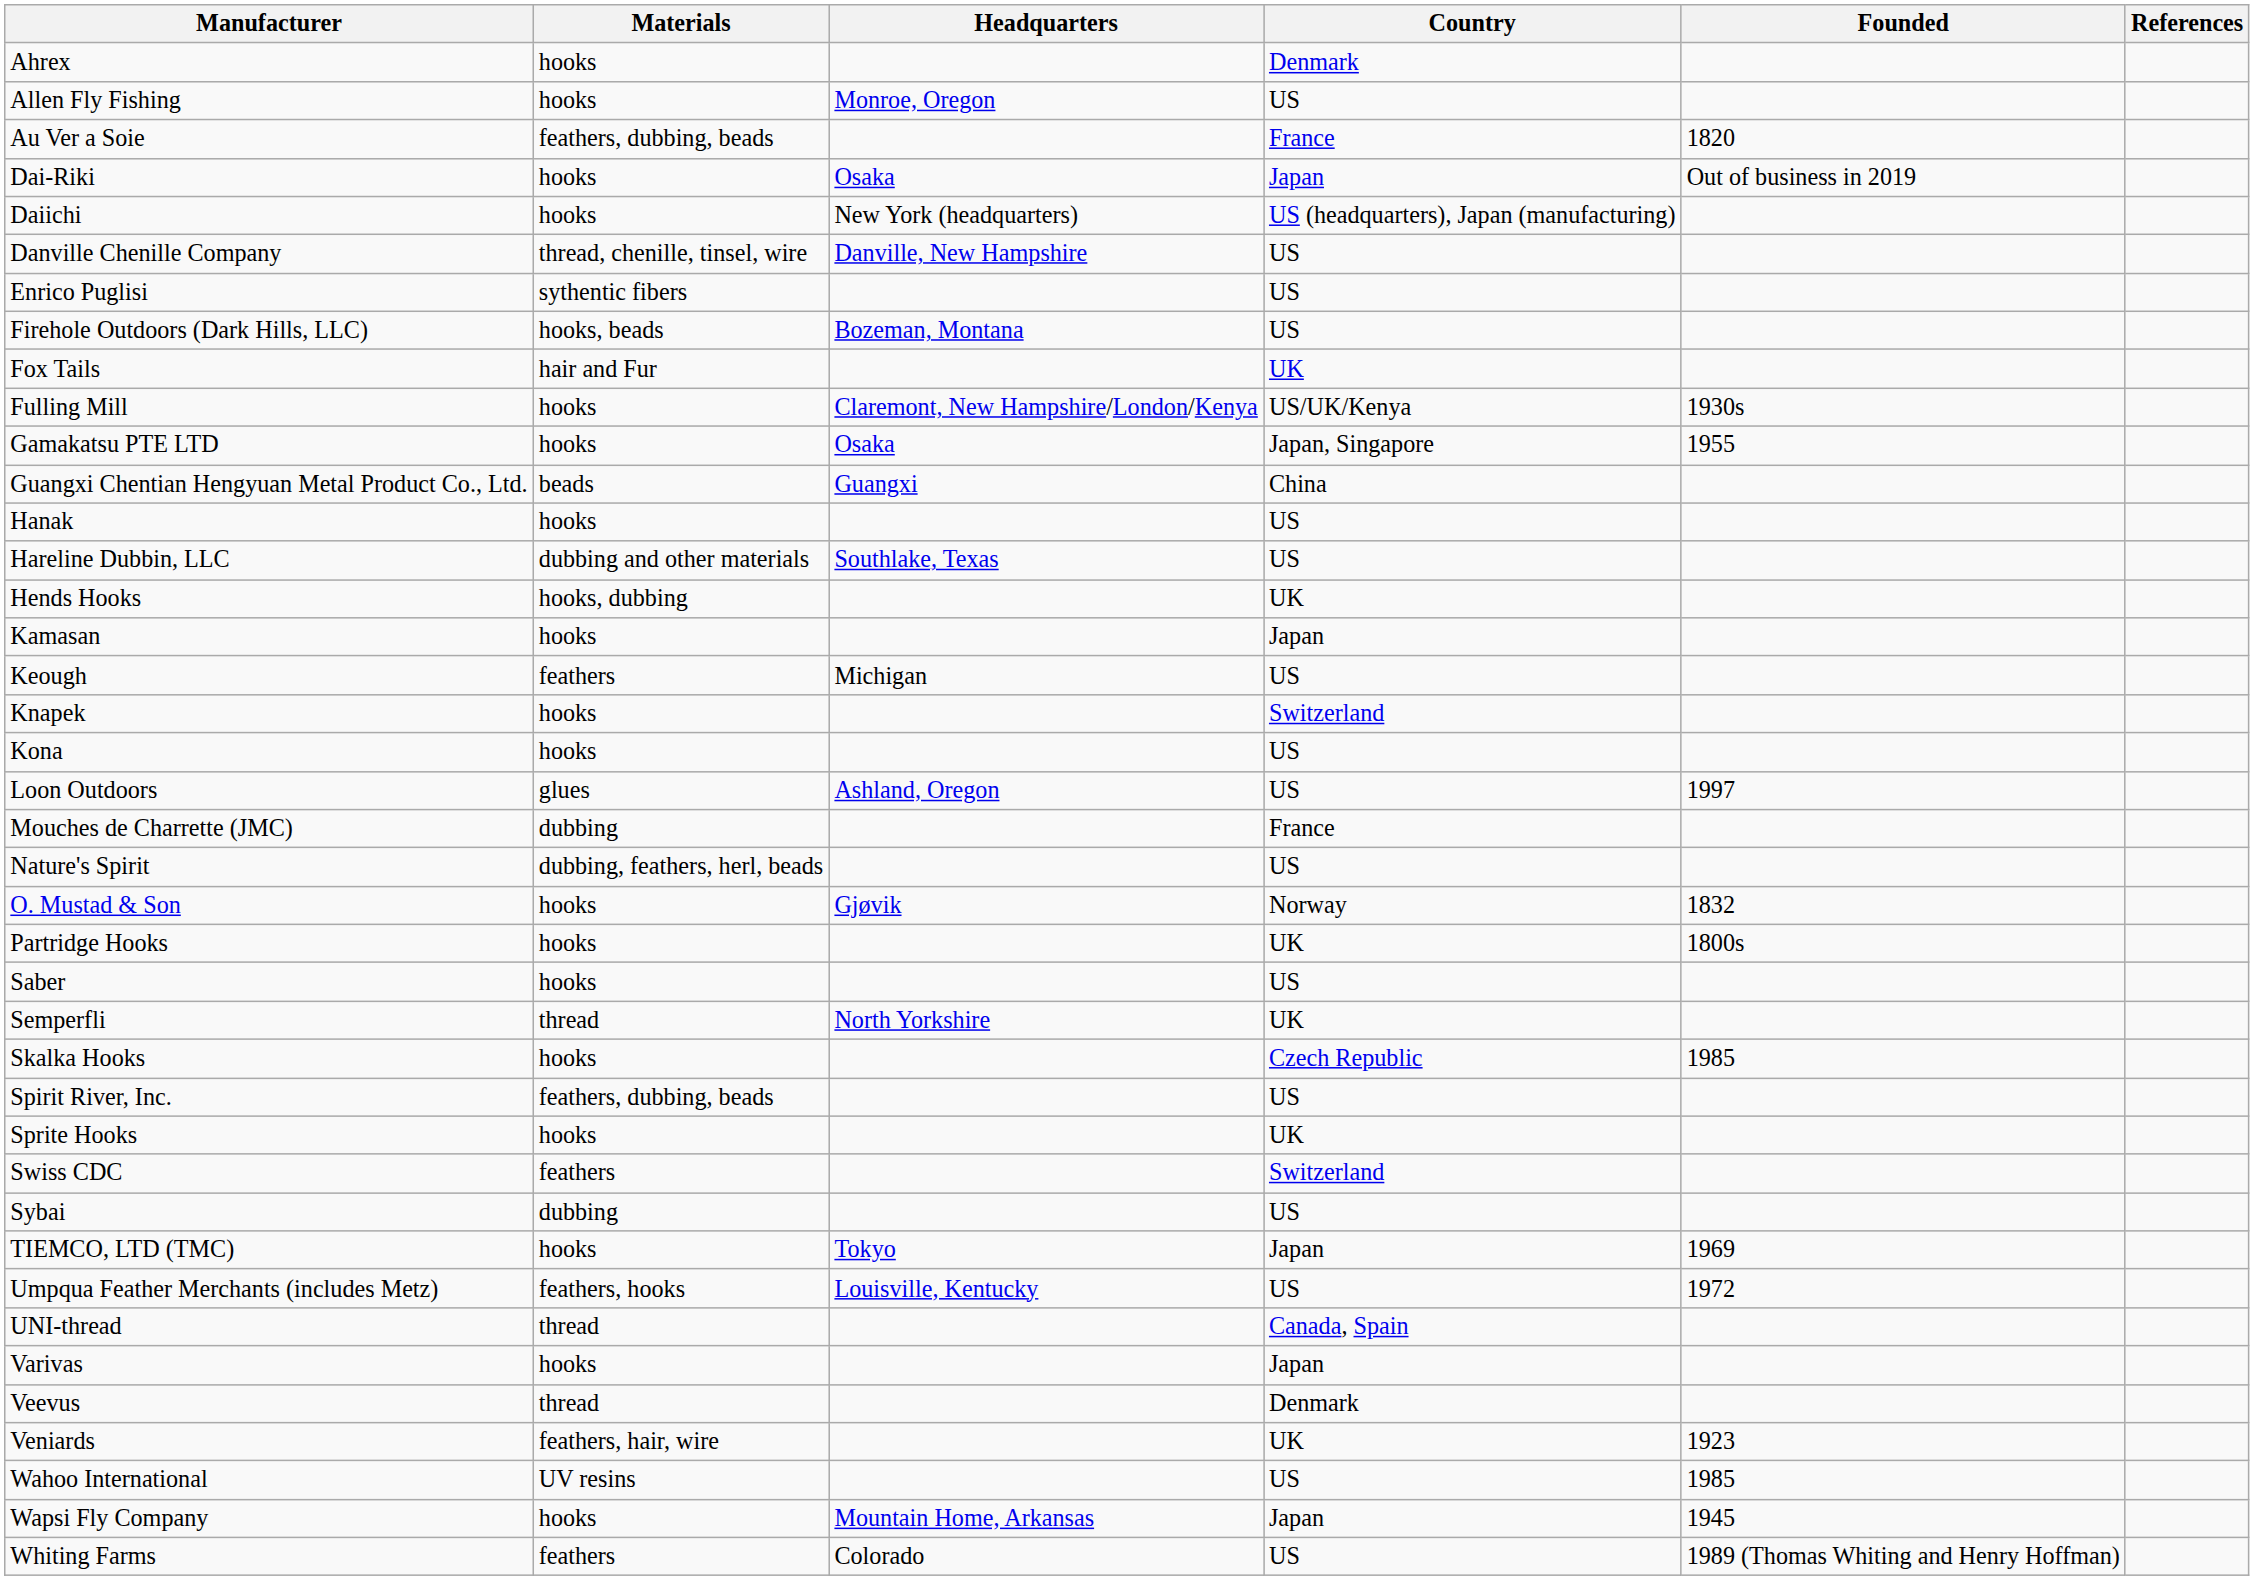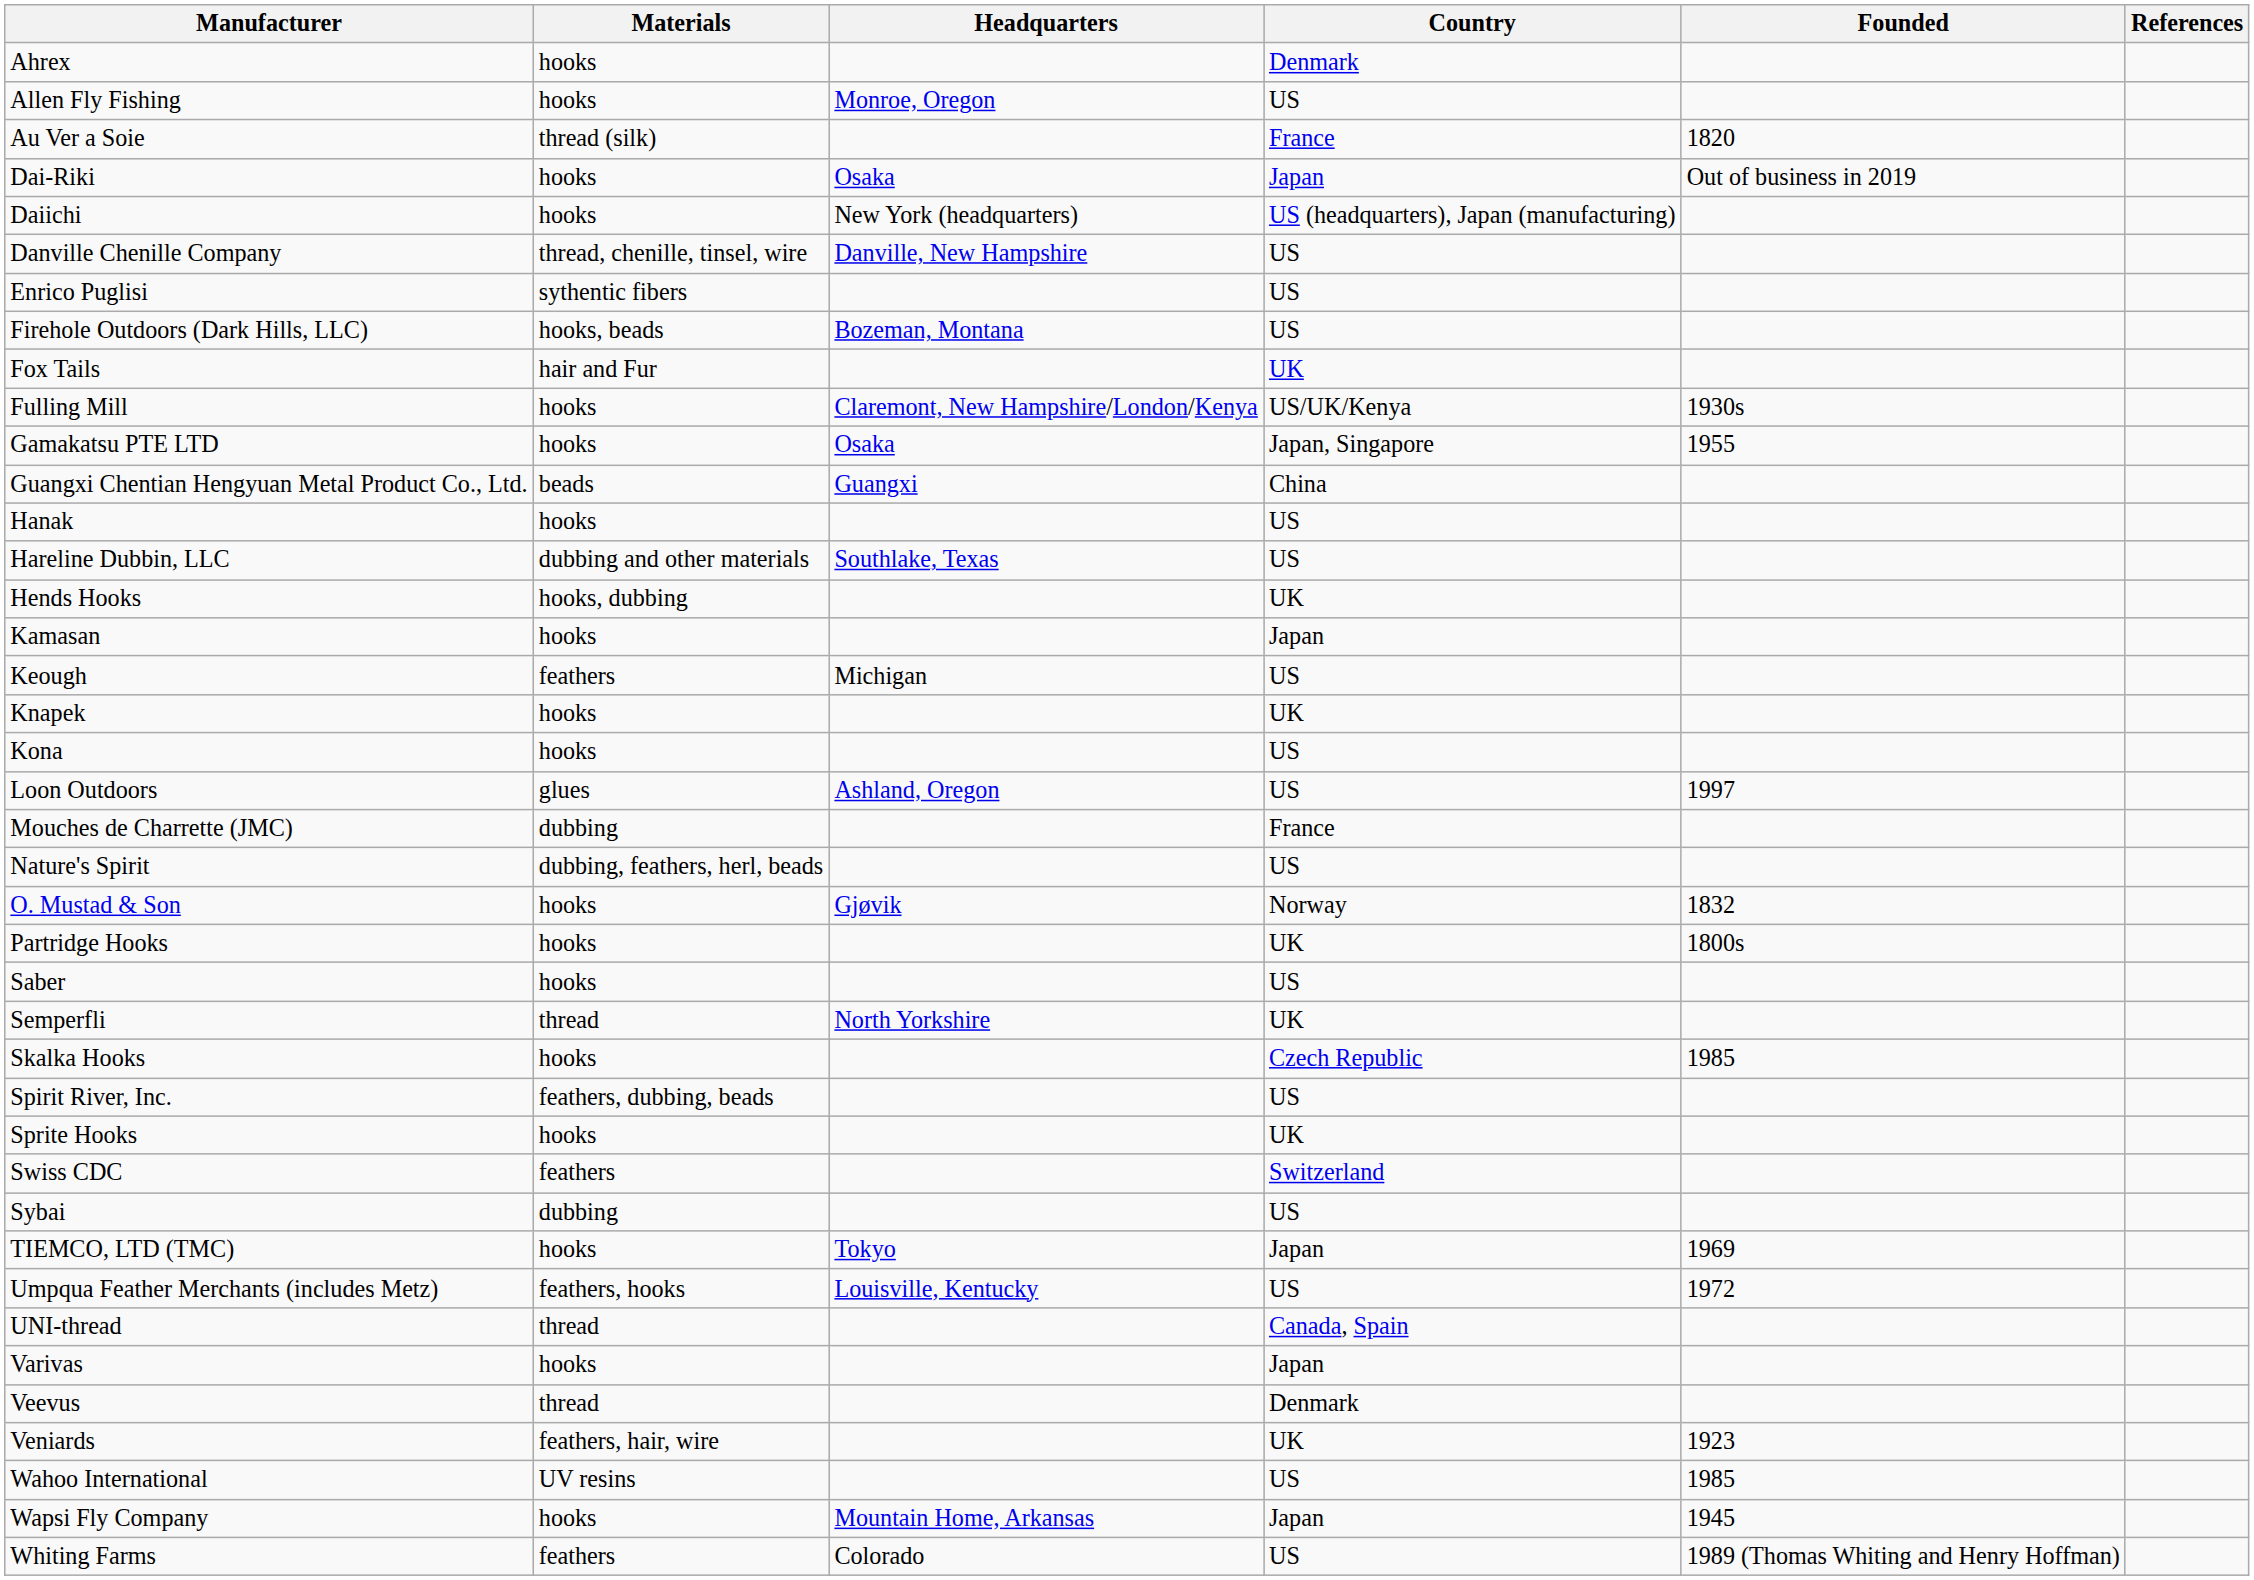(656, 138) feathers, dubbing, beads -> (598, 138) thread (silk)
(1327, 713) Switzerland -> (1286, 713) UK
